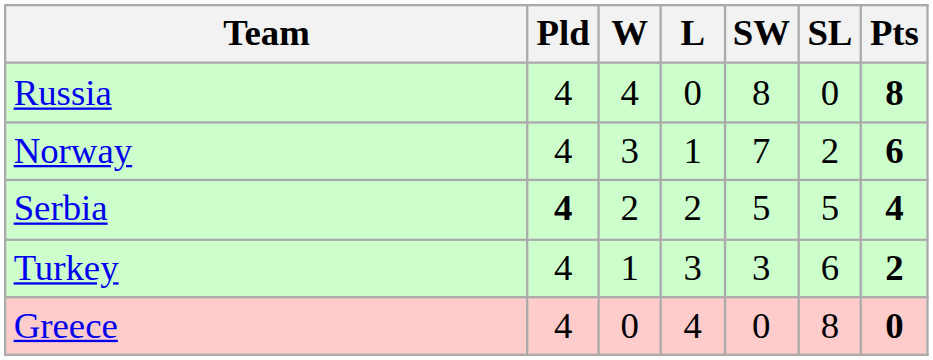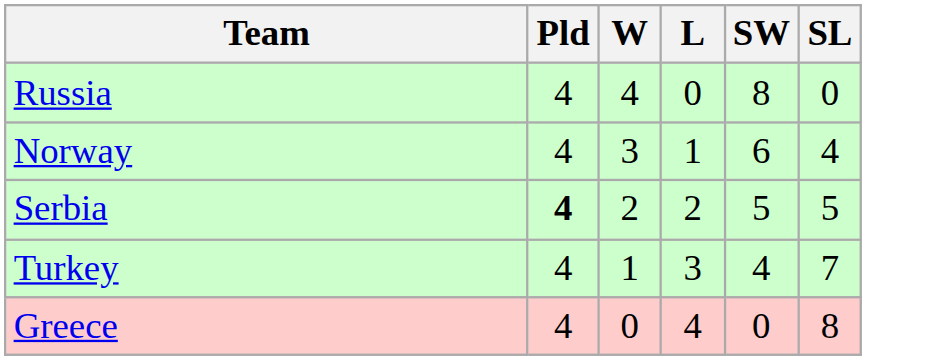- column: (894, 33)
(761, 150) 7 -> (761, 150) 6
(830, 150) 2 -> (830, 150) 4
(761, 267) 3 -> (761, 267) 4
(830, 267) 6 -> (830, 267) 7
